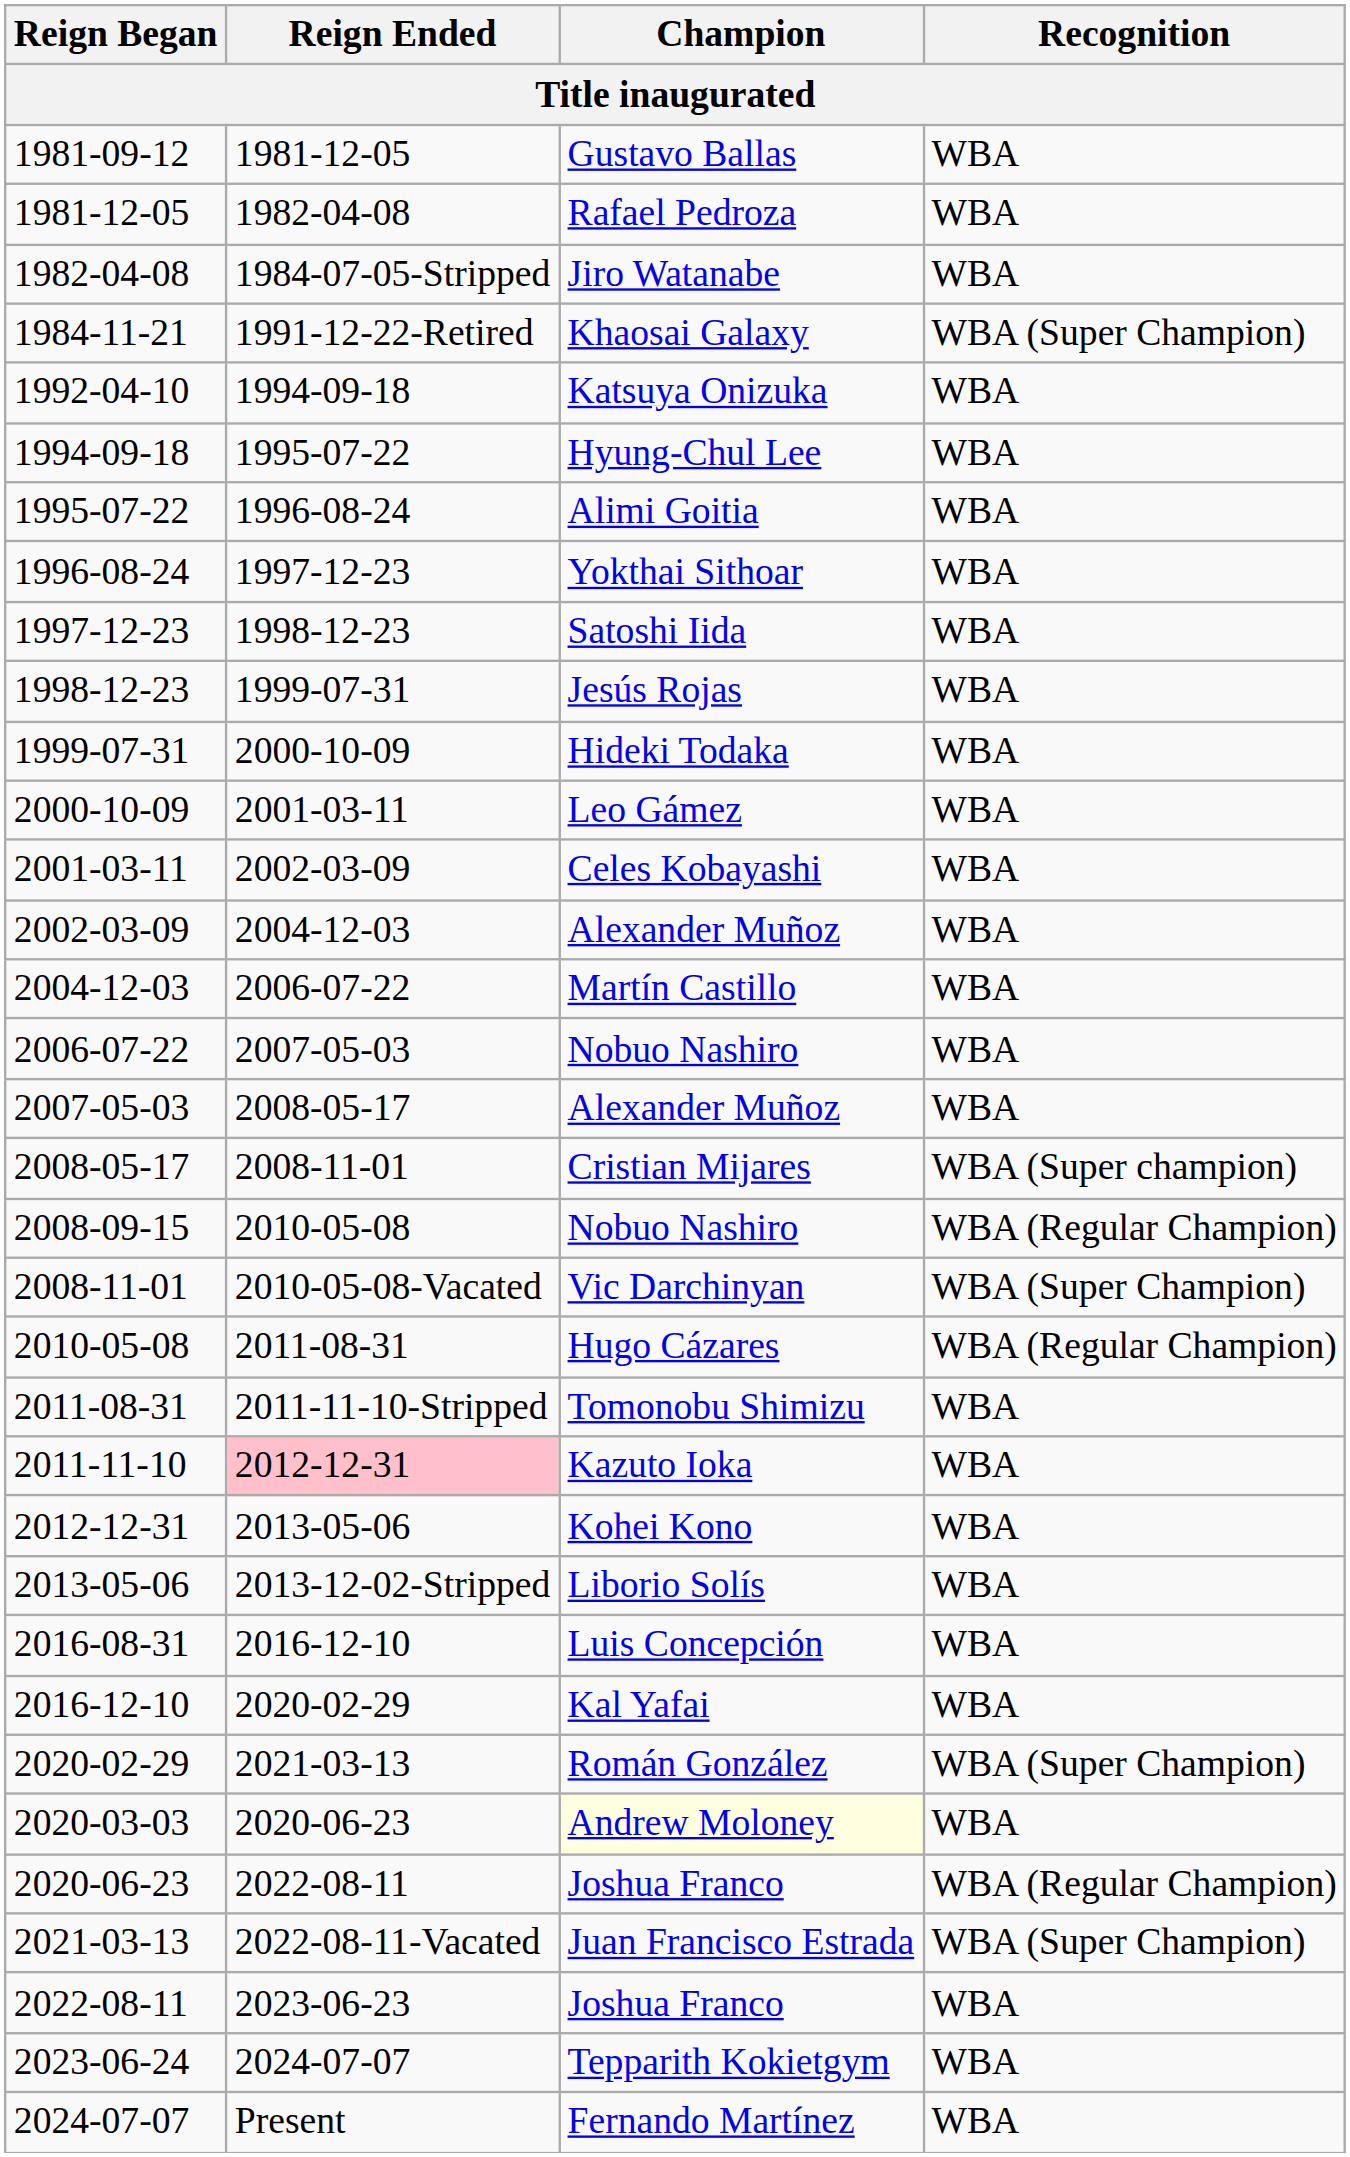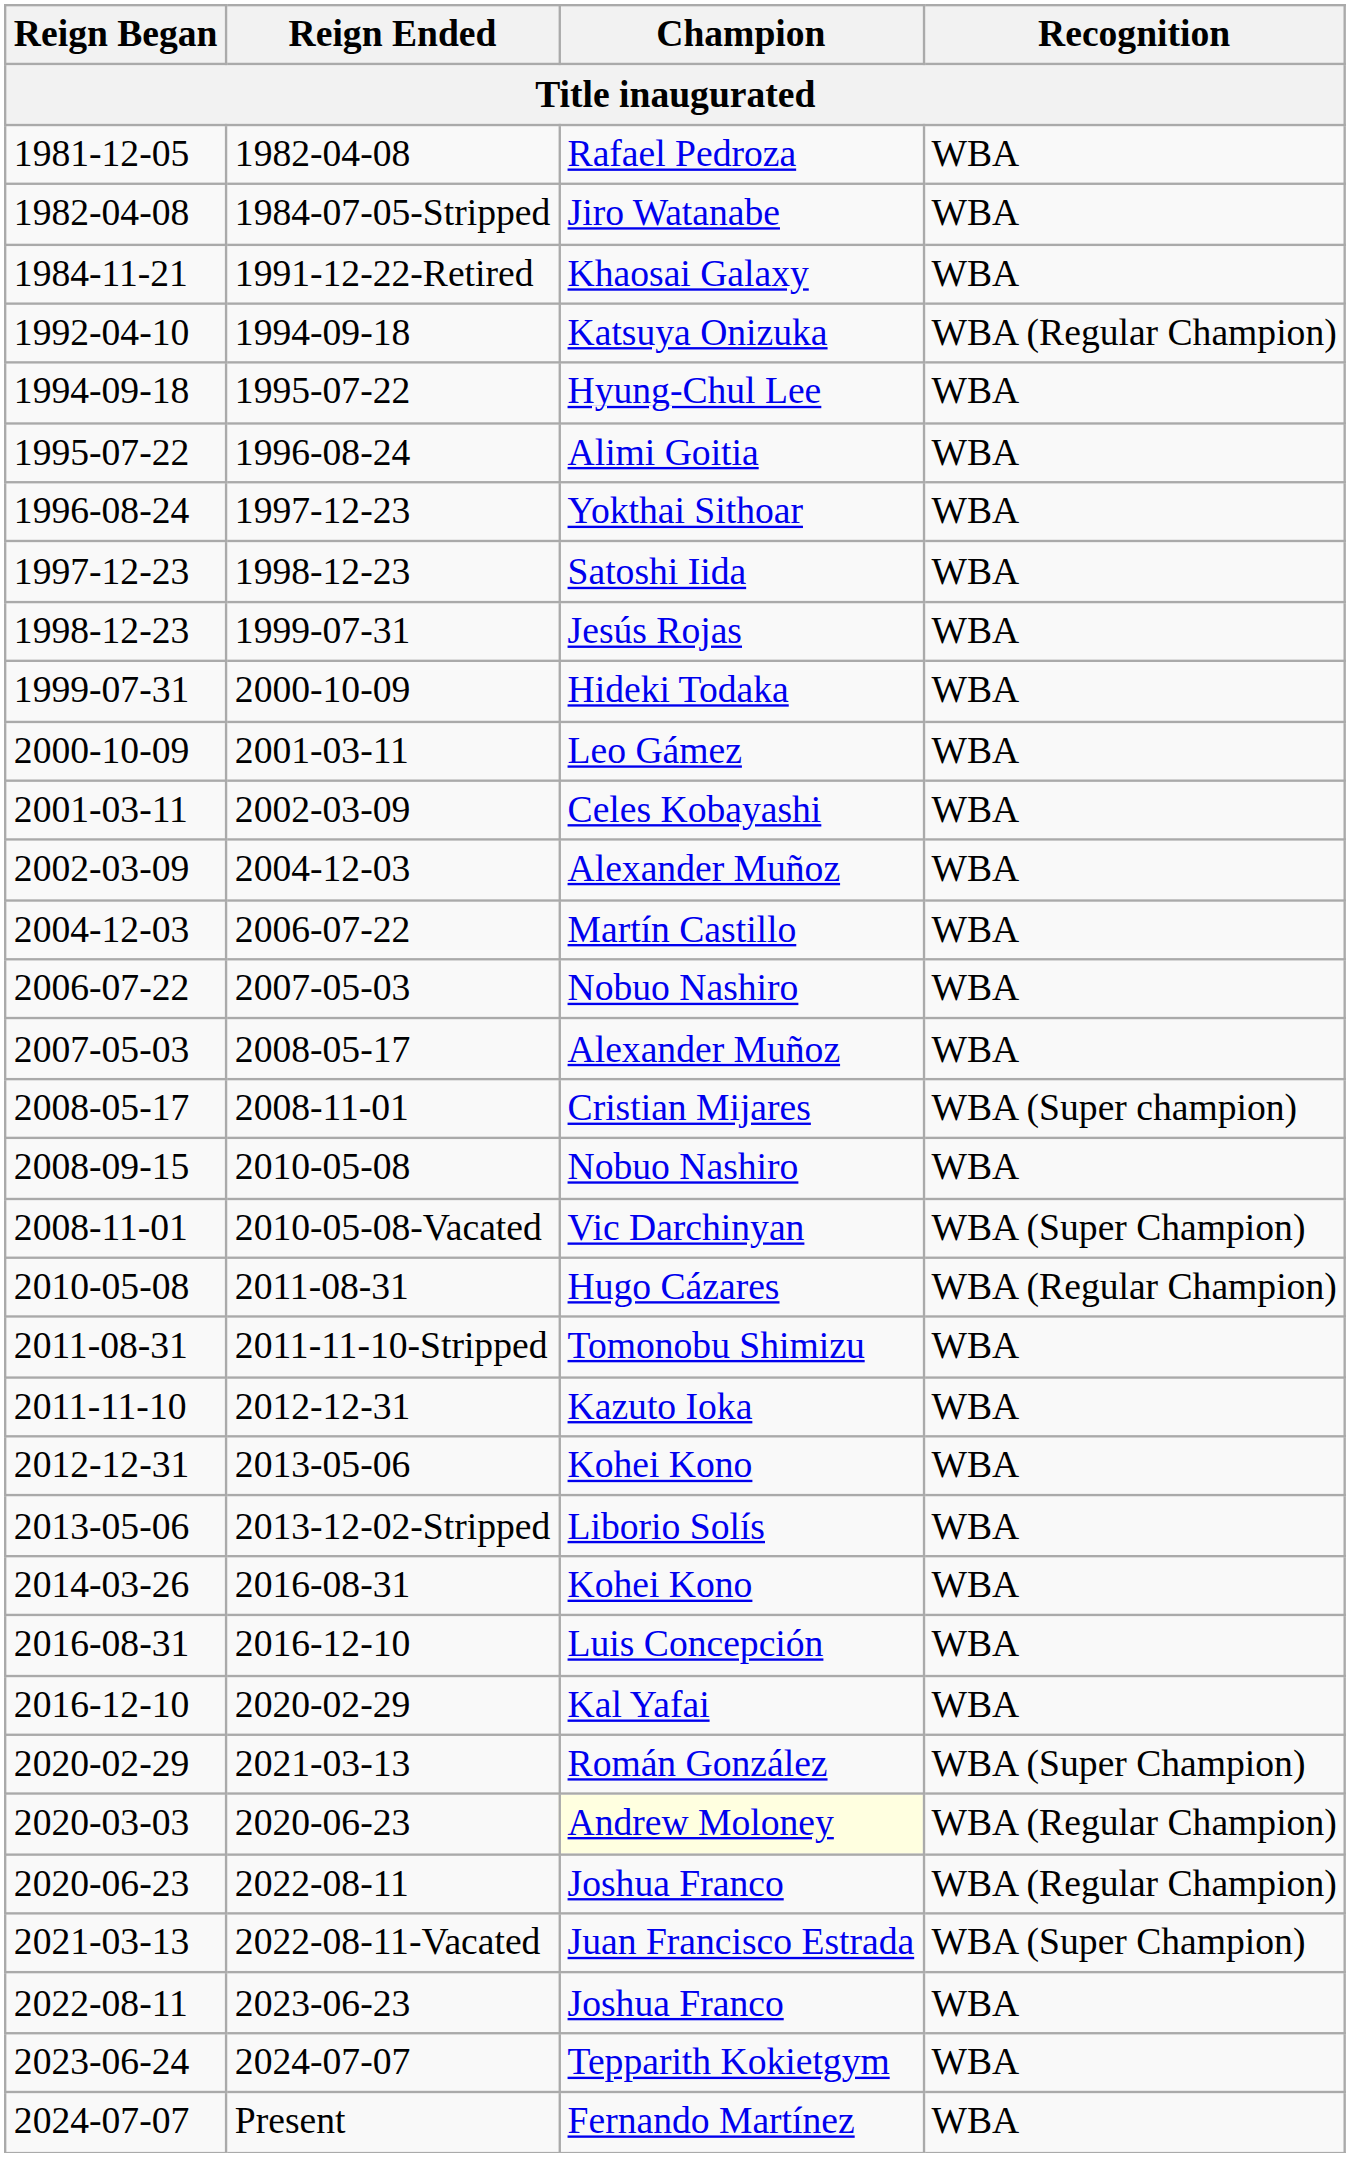- row: (102, 153)
(1118, 332) WBA (Super Champion) -> (975, 272) WBA
(975, 392) WBA -> (1134, 332) WBA (Regular Champion)
(1134, 1226) WBA (Regular Champion) -> (975, 1167) WBA
(323, 1465) pink background -> (323, 1405) no background
+ row: (102, 1584)
(975, 1823) WBA -> (1134, 1823) WBA (Regular Champion)
